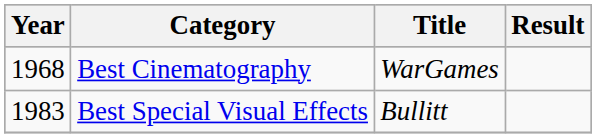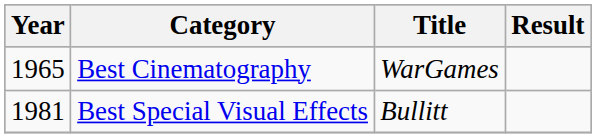(38, 68) 1968 -> (38, 68) 1965
(38, 111) 1983 -> (38, 111) 1981
